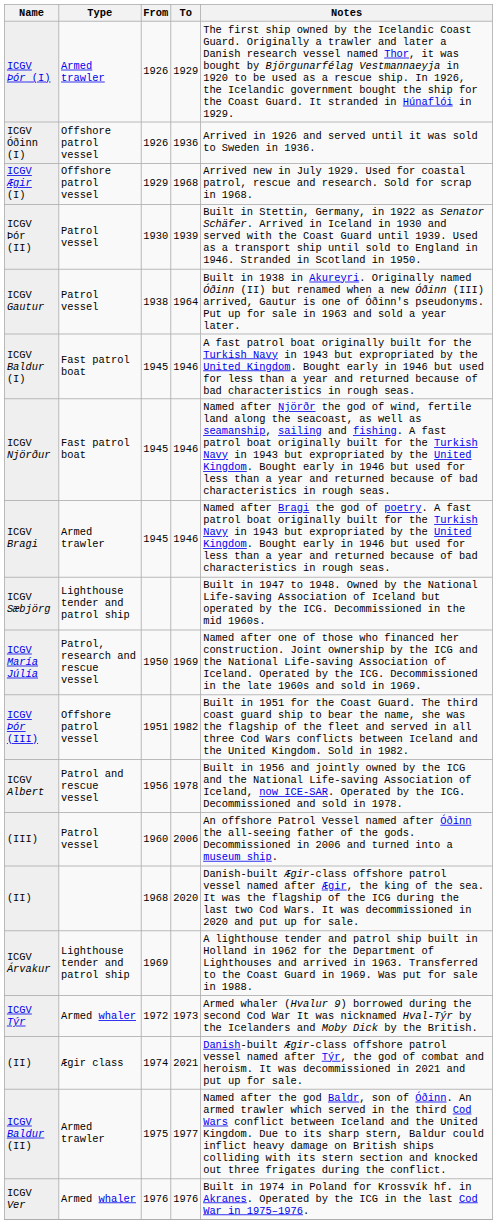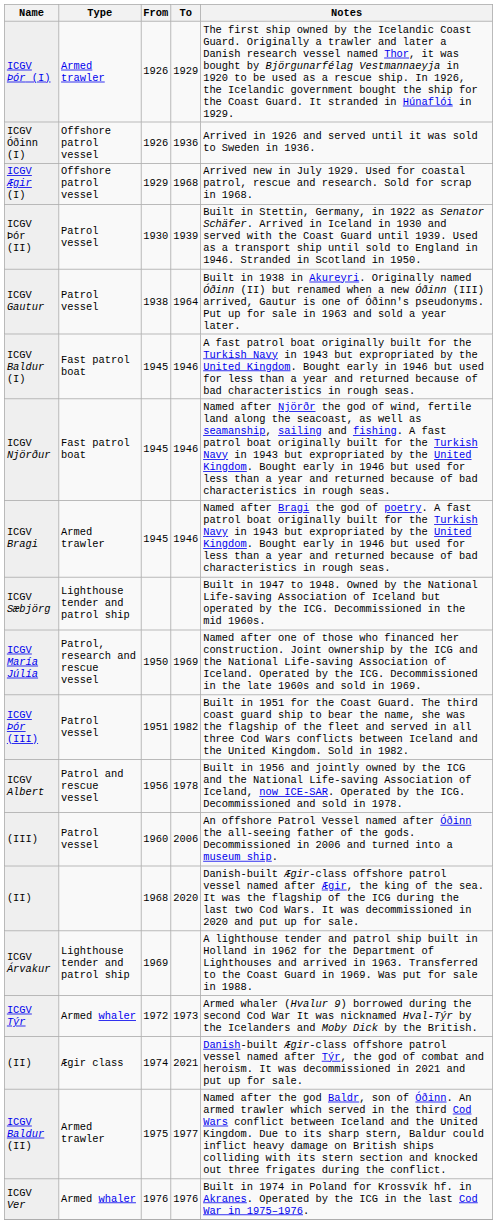(86, 727) Offshore patrol vessel -> (80, 727) Patrol vessel
